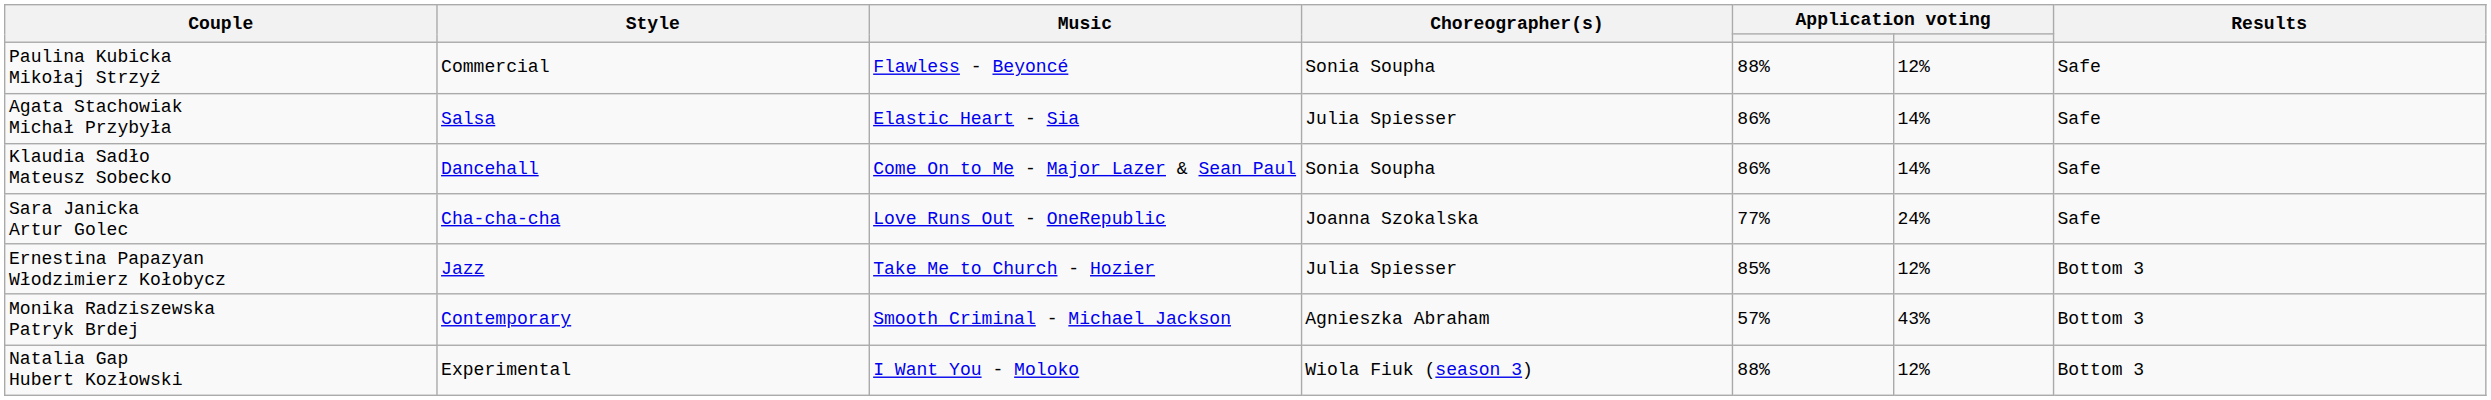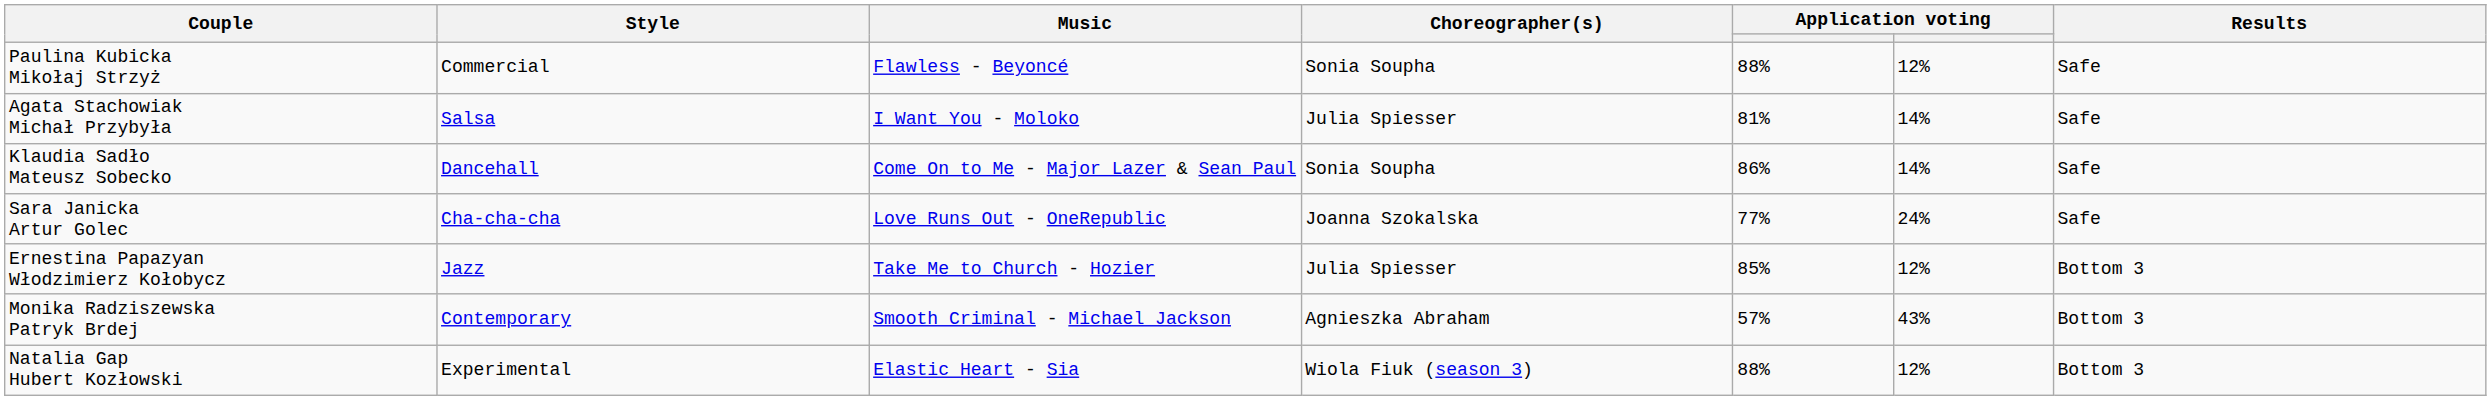(976, 118) Elastic Heart - Sia -> (976, 118) I Want You - Moloko
(1754, 118) 86% -> (1754, 118) 81%
(976, 370) I Want You - Moloko -> (976, 370) Elastic Heart - Sia
